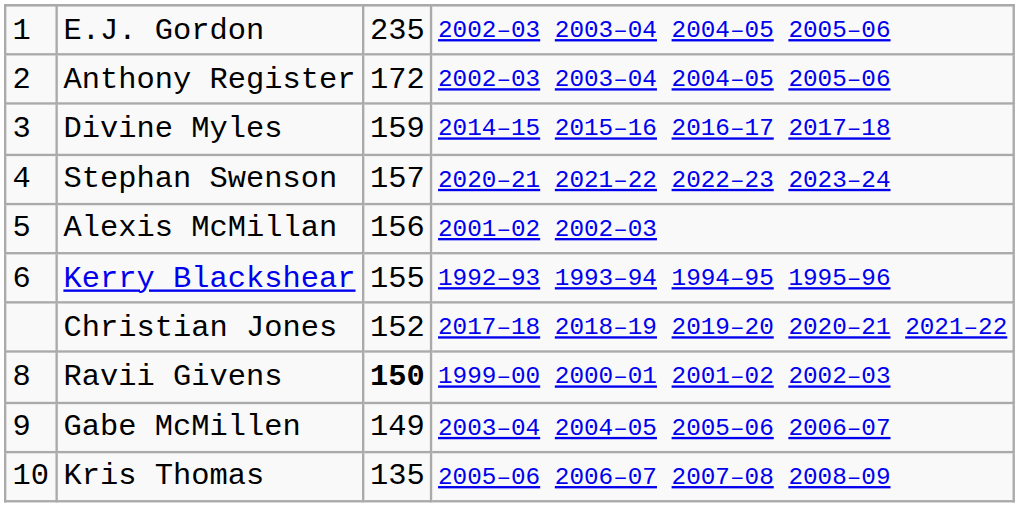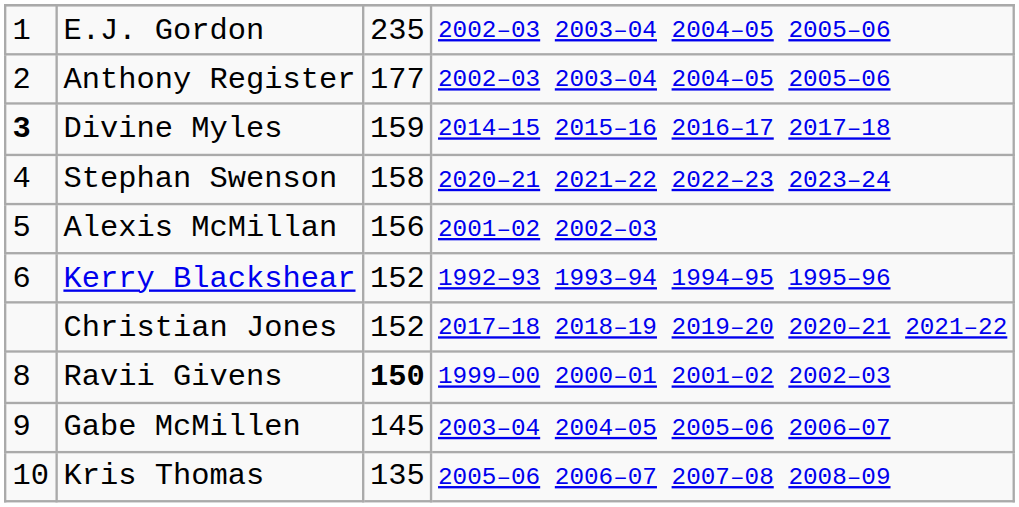(397, 80) 172 -> (397, 80) 177
(22, 129) normal -> (22, 129) bold
(397, 179) 157 -> (397, 179) 158
(397, 278) 155 -> (397, 278) 152
(397, 427) 149 -> (397, 427) 145
